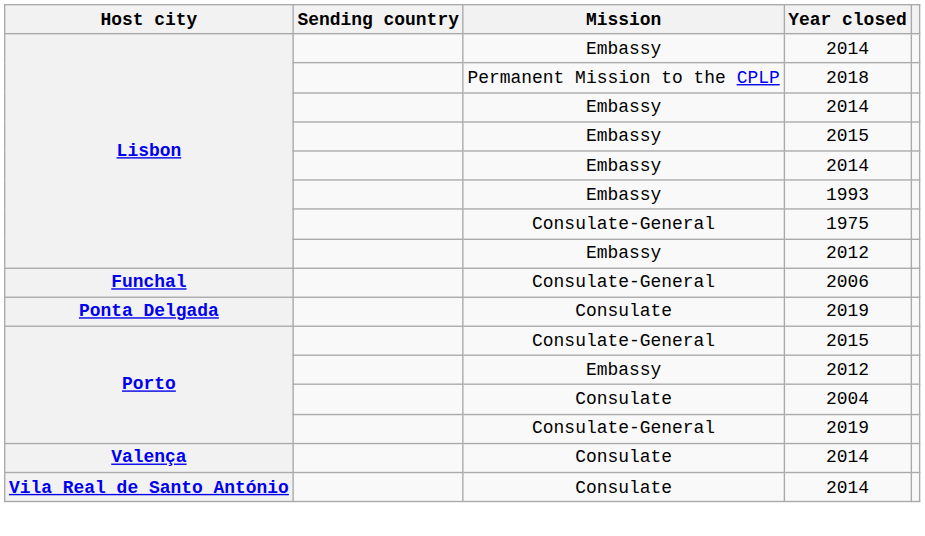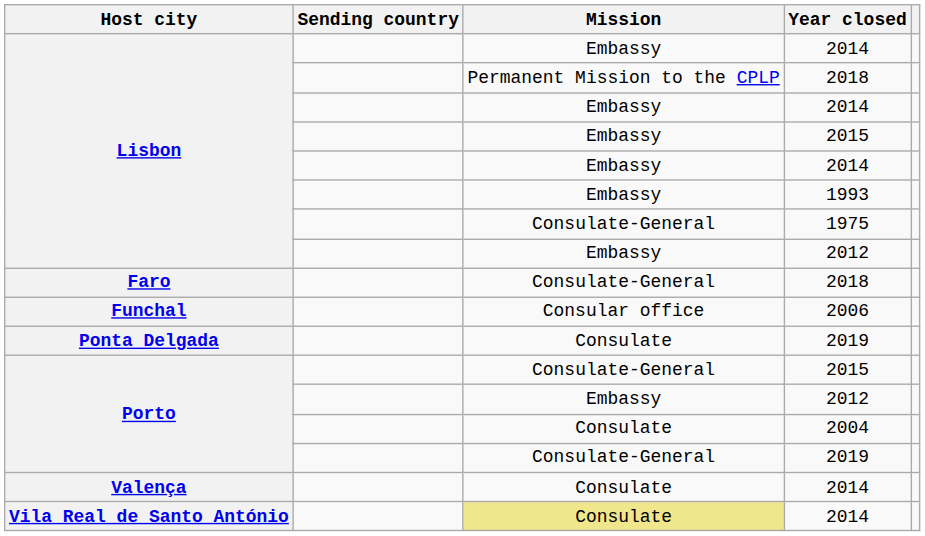+ row: (149, 282)
(624, 282) Consulate-General -> (624, 312) Consular office
(624, 487) no background -> (624, 516) khaki background
